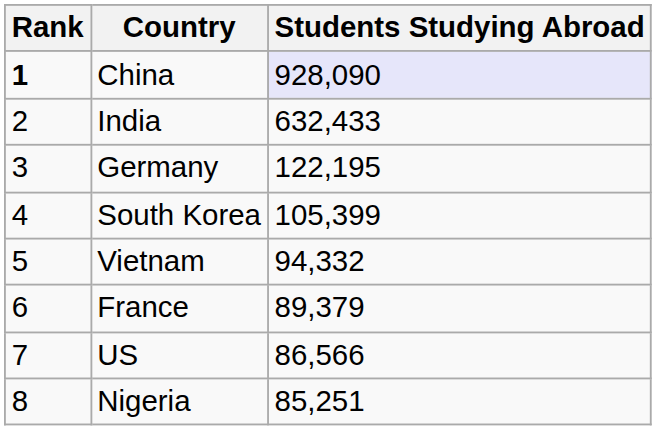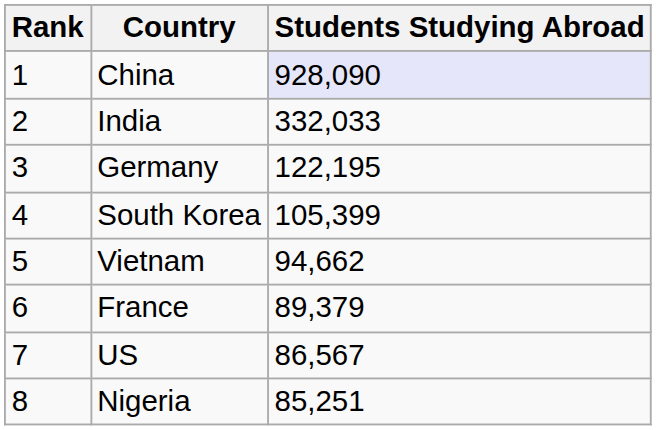(20, 74) bold -> (20, 74) normal
(328, 121) 632,433 -> (328, 121) 332,033
(320, 261) 94,332 -> (320, 261) 94,662
(320, 354) 86,566 -> (320, 354) 86,567
